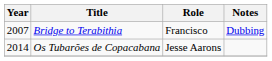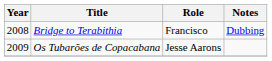(18, 30) 2007 -> (18, 30) 2008
(18, 47) 2014 -> (18, 47) 2009
